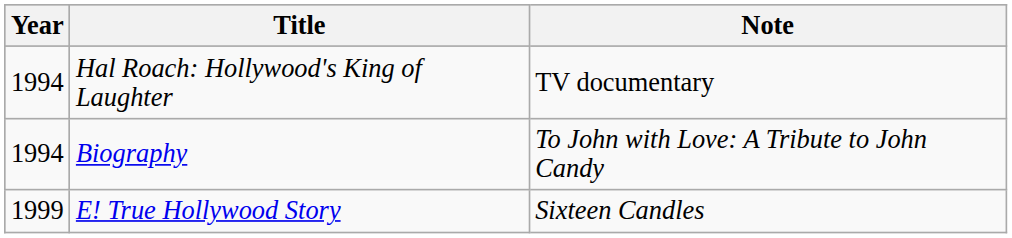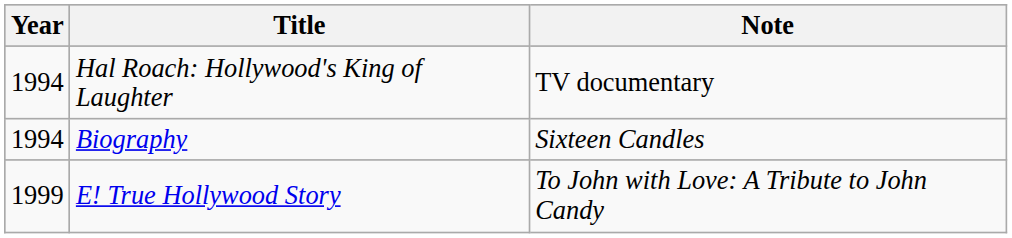(731, 153) To John with Love: A Tribute to John Candy -> (620, 138) Sixteen Candles
(620, 210) Sixteen Candles -> (731, 195) To John with Love: A Tribute to John Candy
